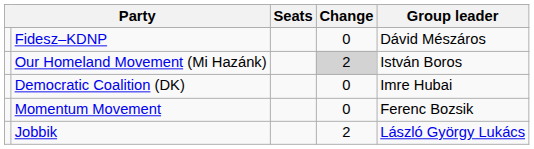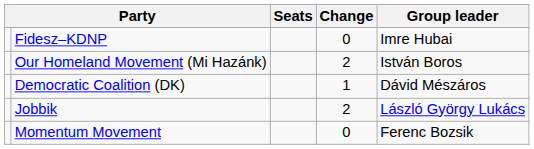(433, 39) Dávid Mészáros -> (416, 39) Imre Hubai
(346, 62) lightgrey background -> (346, 62) no background
(346, 86) 0 -> (346, 86) 1
(416, 86) Imre Hubai -> (433, 86) Dávid Mészáros
rows swapped: (36, 132) <-> (88, 109)
